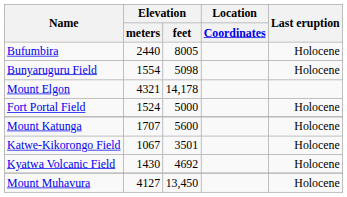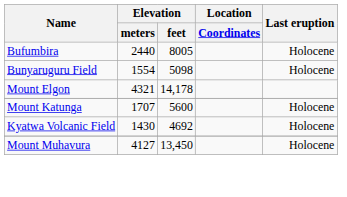- row: (46, 107)
- row: (64, 145)
